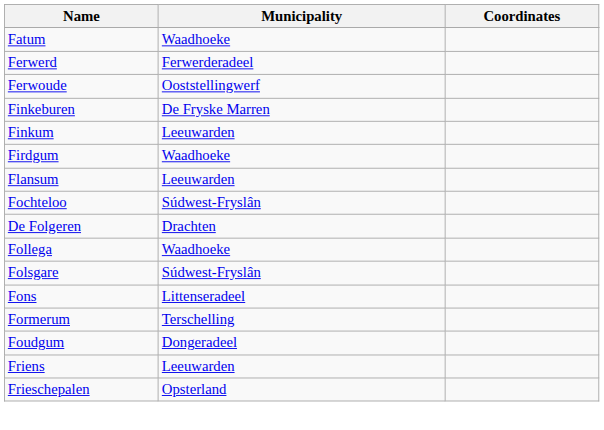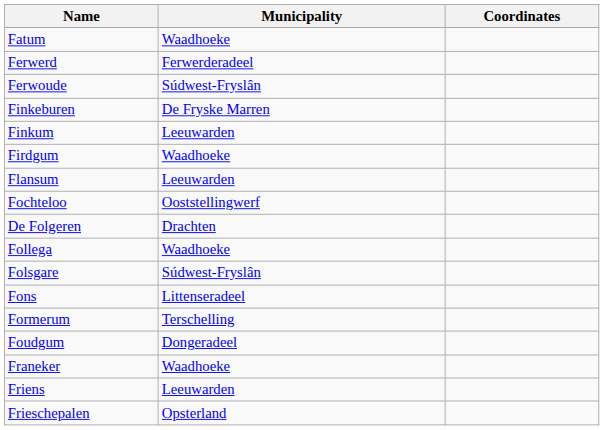(211, 86) Ooststellingwerf -> (211, 86) Súdwest-Fryslân
(211, 202) Súdwest-Fryslân -> (211, 202) Ooststellingwerf
+ row: (34, 366)
